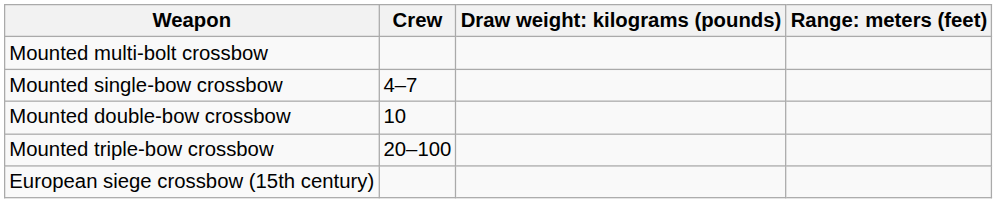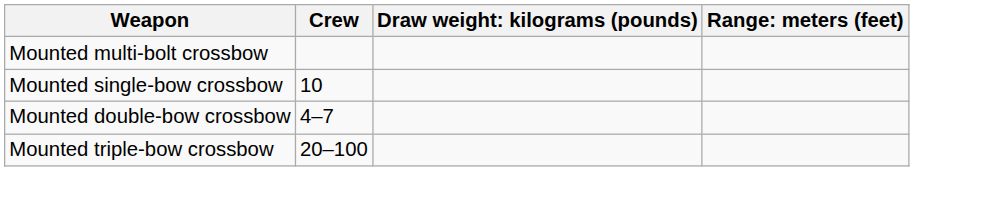(400, 85) 4–7 -> (311, 85) 10
(395, 117) 10 -> (317, 117) 4–7
- row: (192, 181)
